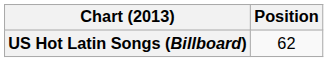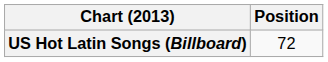(286, 43) 62 -> (286, 43) 72
